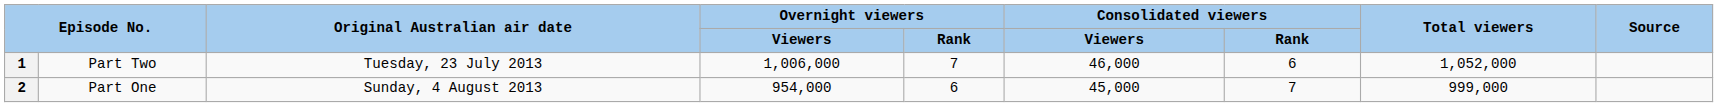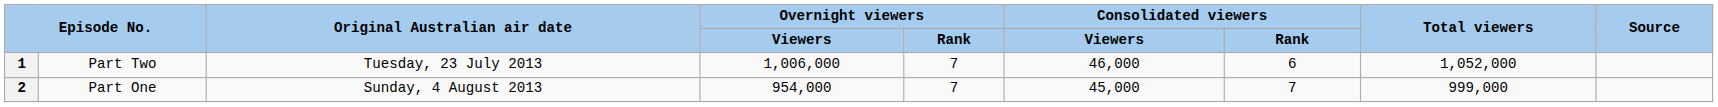(954, 89) 6 -> (954, 89) 7
